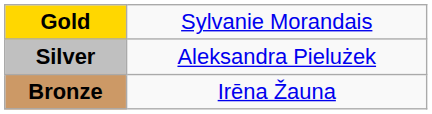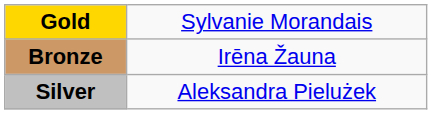rows swapped: (66, 56) <-> (66, 91)
